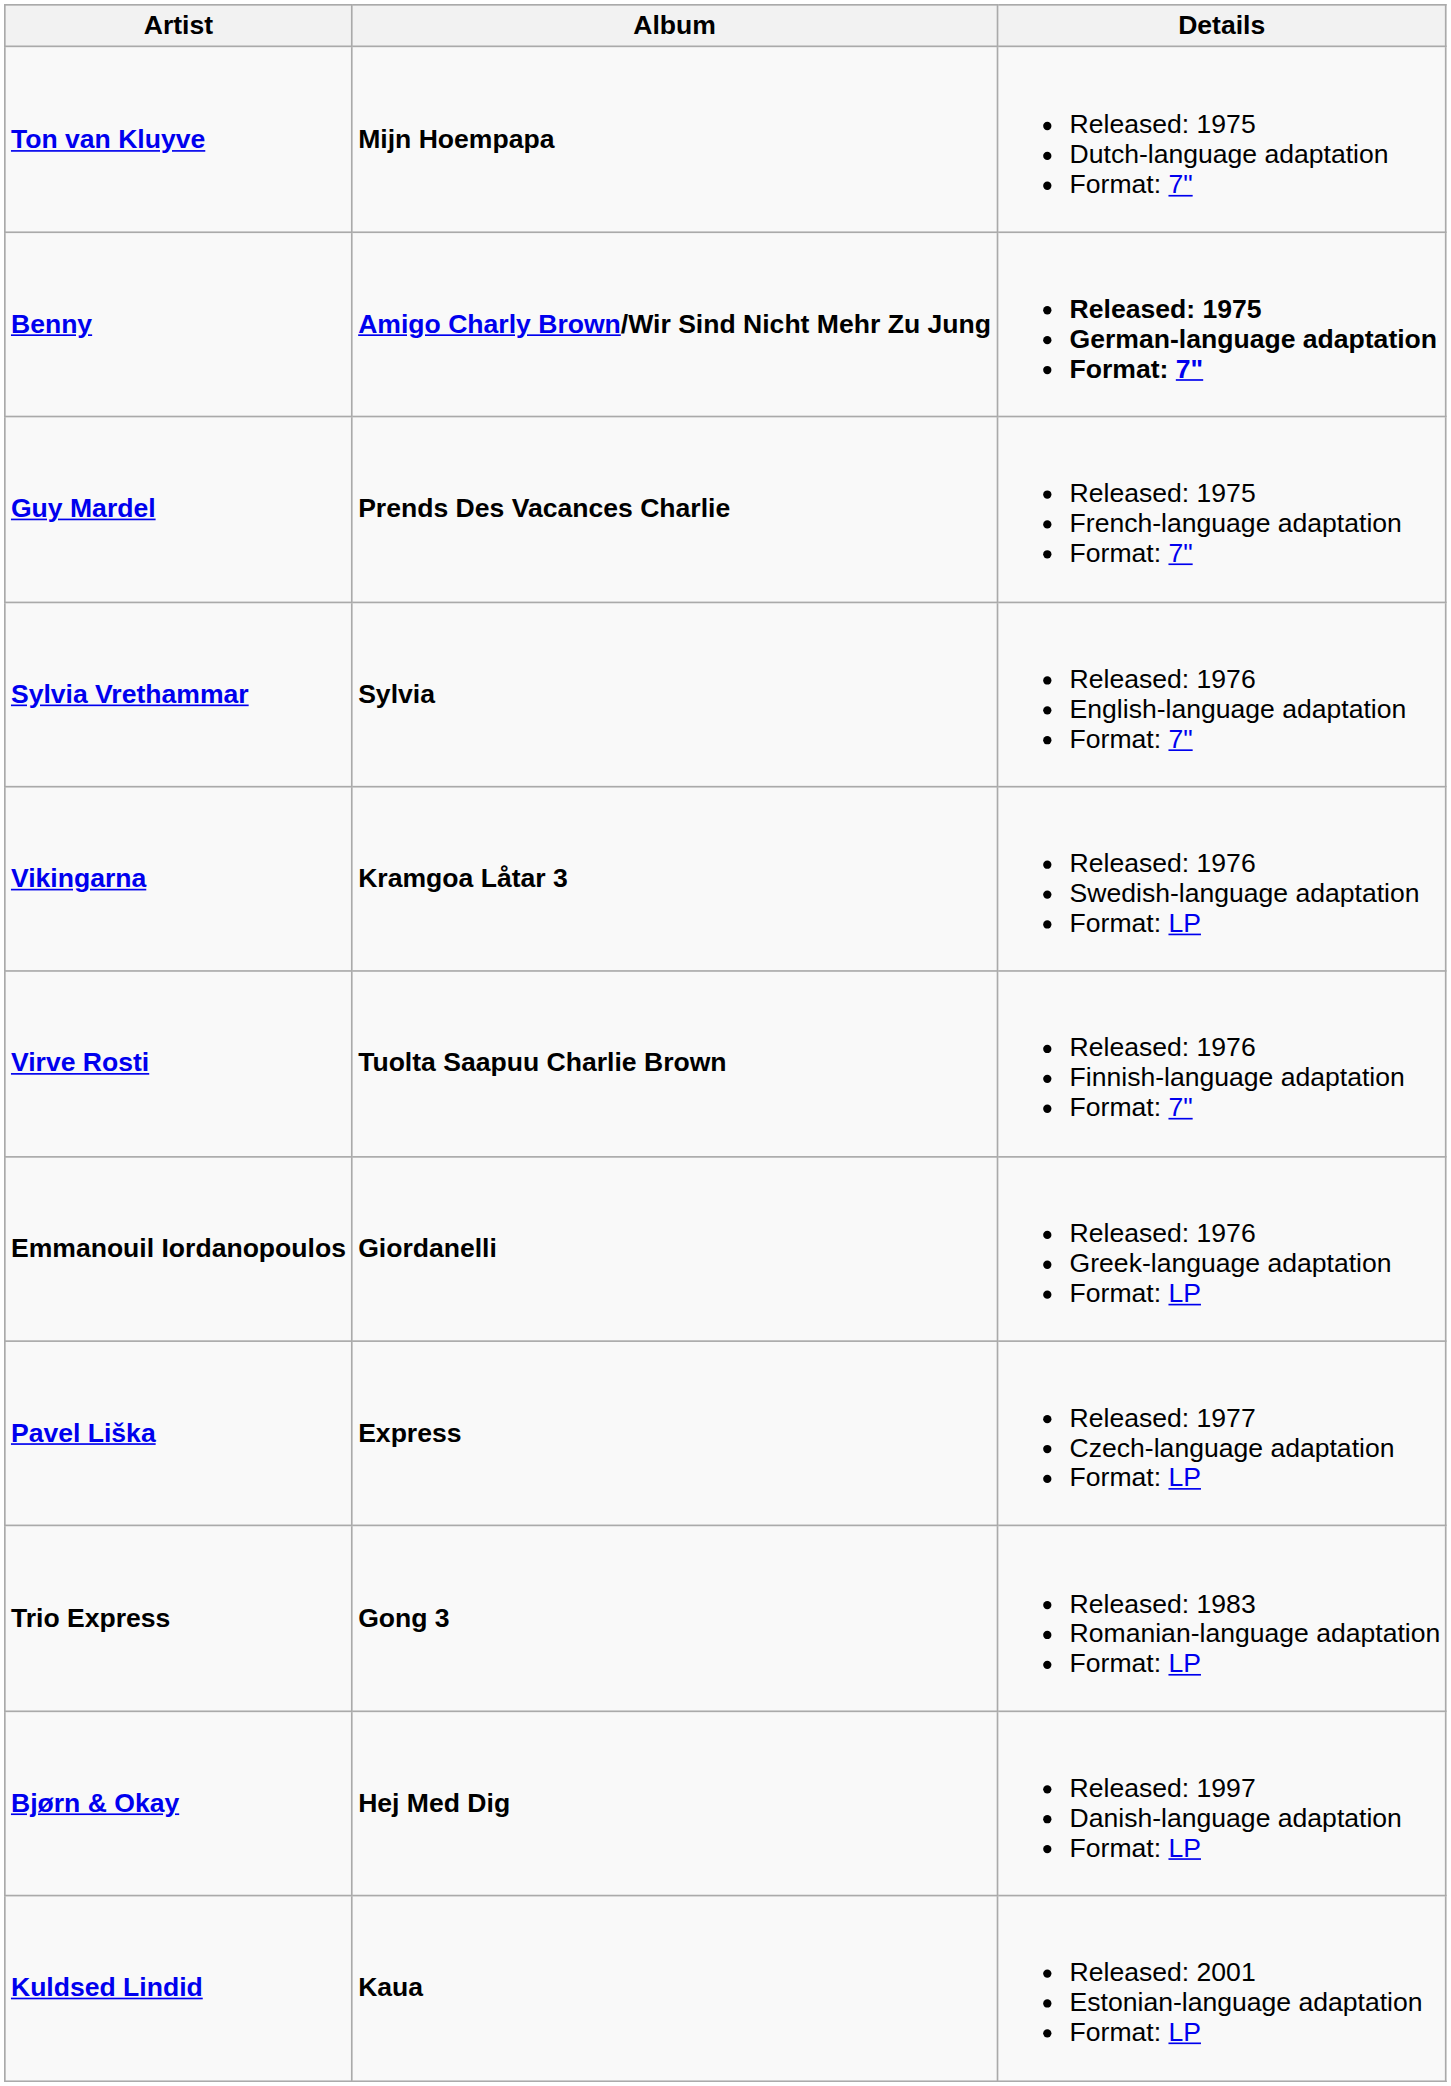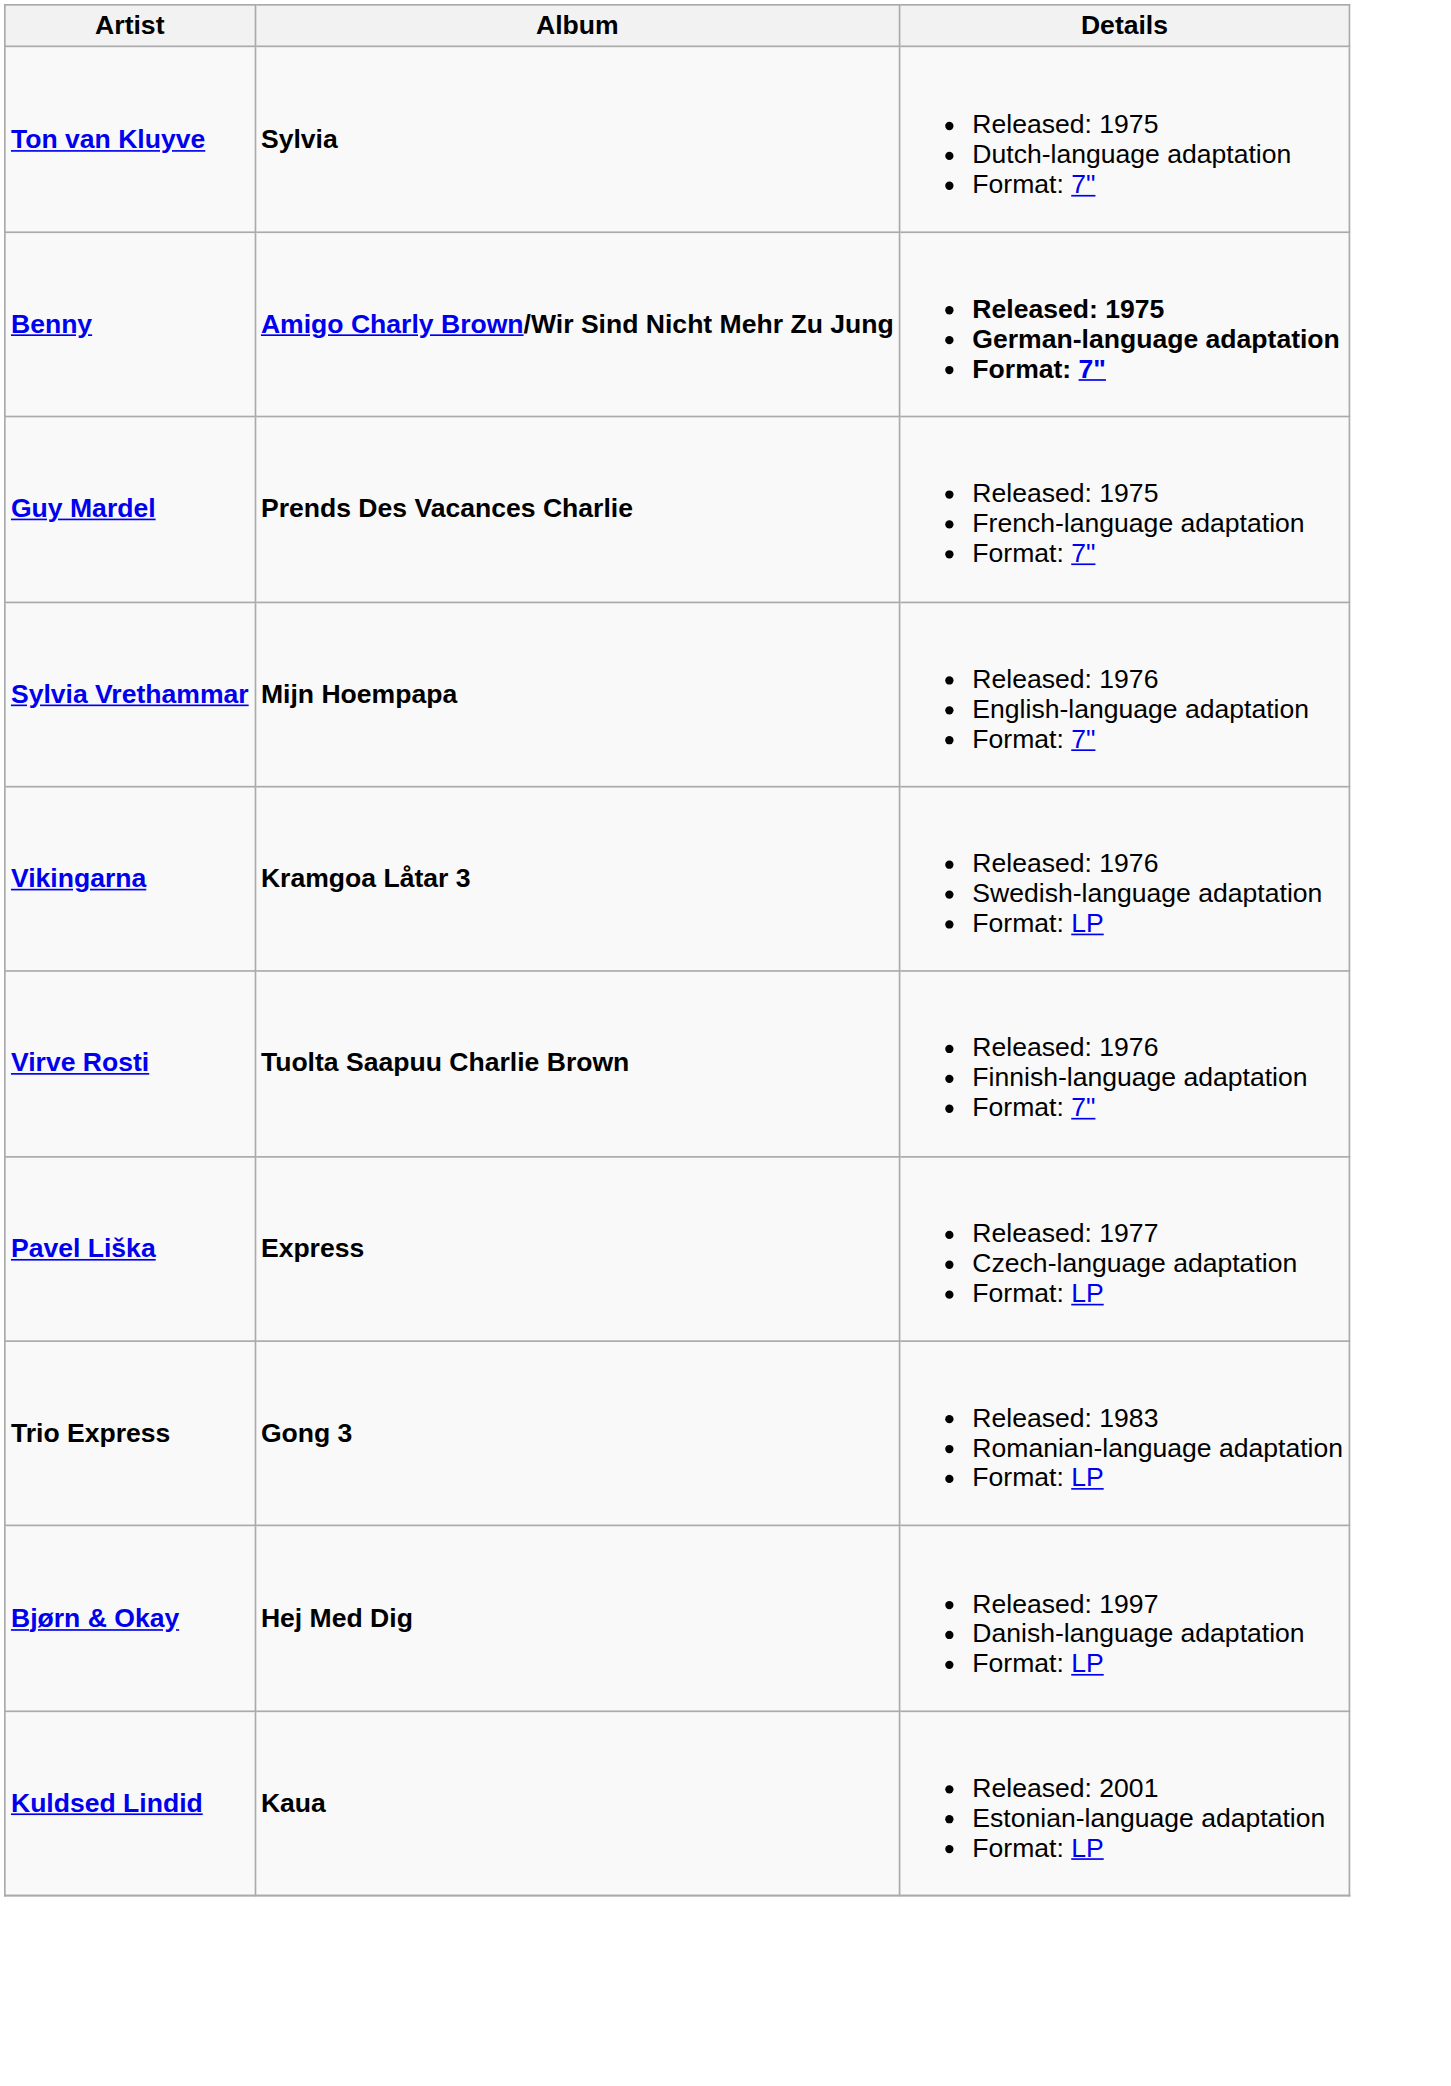(456, 139) Mijn Hoempapa -> (299, 139) Sylvia
(397, 693) Sylvia -> (359, 693) Mijn Hoempapa
- row: (178, 1248)
